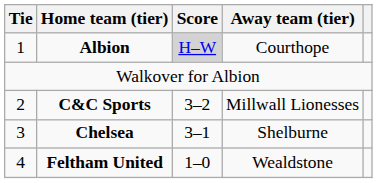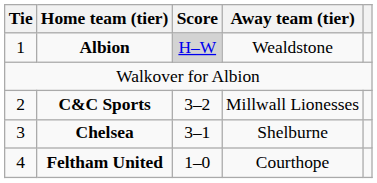(293, 47) Courthope -> (293, 47) Wealdstone
(293, 162) Wealdstone -> (293, 162) Courthope
